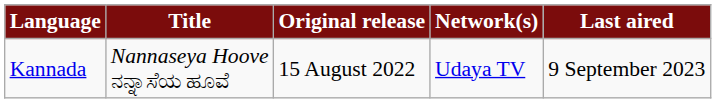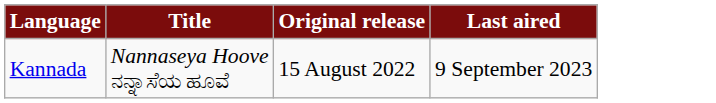- column: (487, 21)
